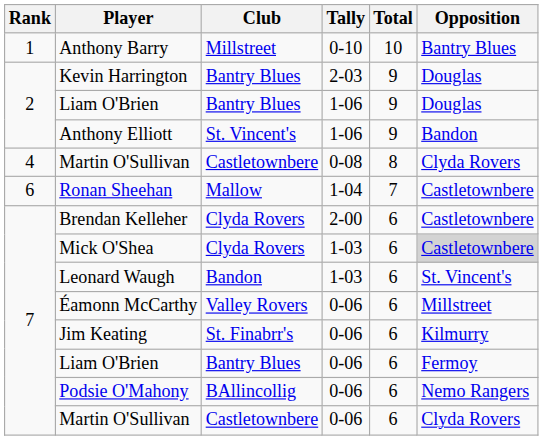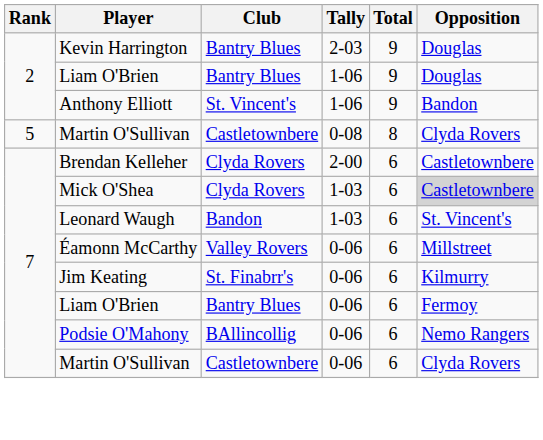- row: (114, 47)
(30, 162) 4 -> (30, 133) 5
- row: (116, 190)
